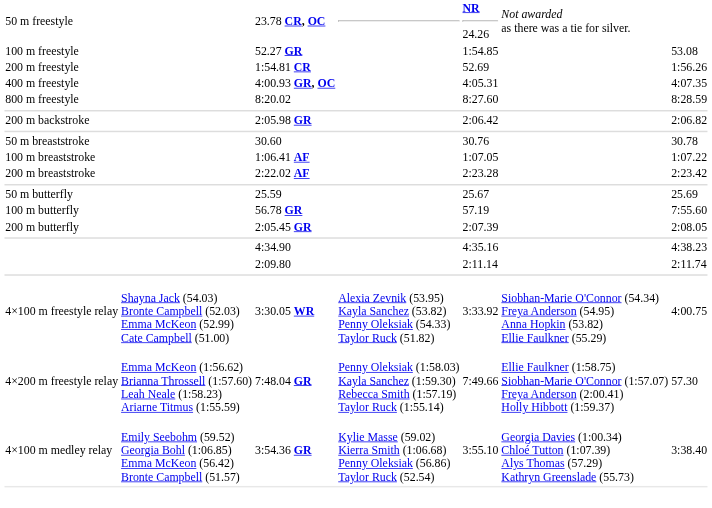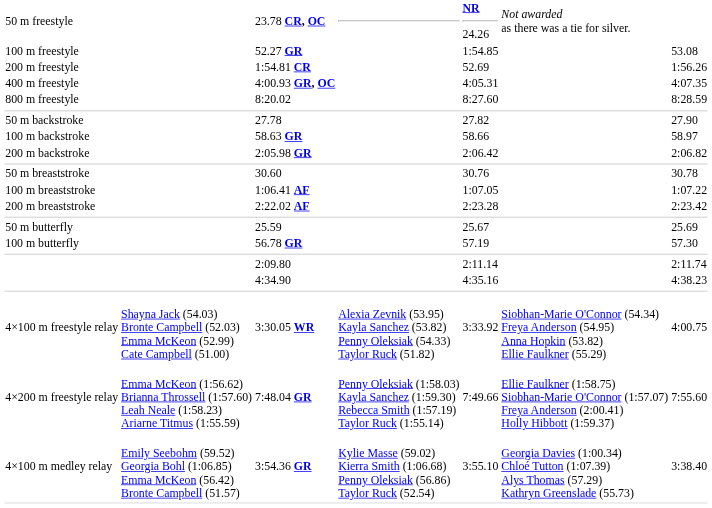+ row: (44, 120)
+ row: (47, 136)
(689, 210) 7:55.60 -> (685, 243) 57.30
- row: (42, 227)
rows swapped: (62, 264) <-> (62, 248)
(685, 380) 57.30 -> (689, 397) 7:55.60
